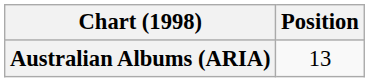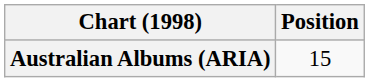(320, 58) 13 -> (320, 58) 15
